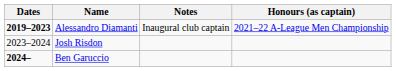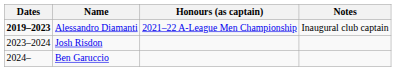columns swapped: (186, 12) <-> (311, 12)
(19, 58) bold -> (19, 58) normal
